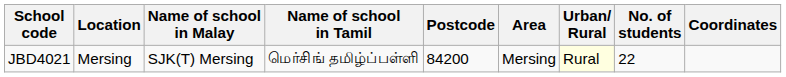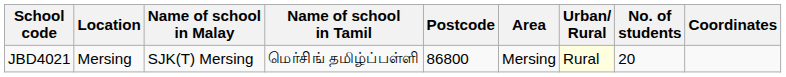(448, 58) 84200 -> (448, 58) 86800
(627, 58) 22 -> (627, 58) 20
